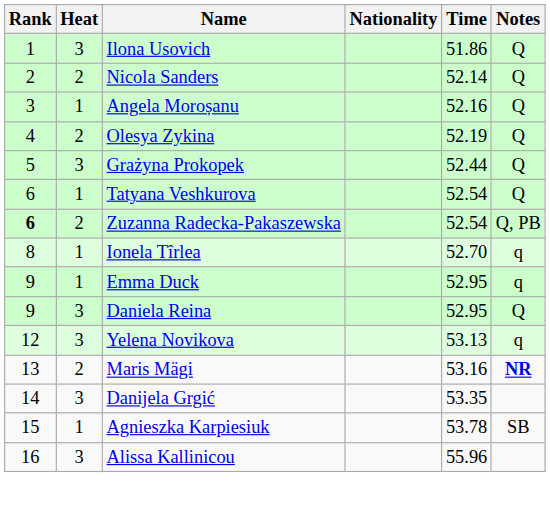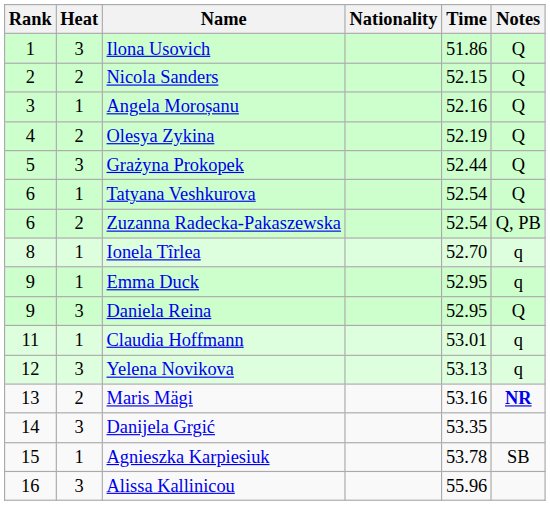(467, 77) 52.14 -> (467, 77) 52.15
(30, 223) bold -> (30, 223) normal
+ row: (175, 340)
